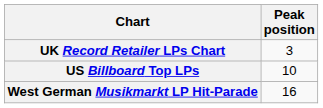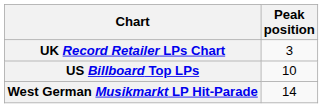(289, 92) 16 -> (289, 92) 14
